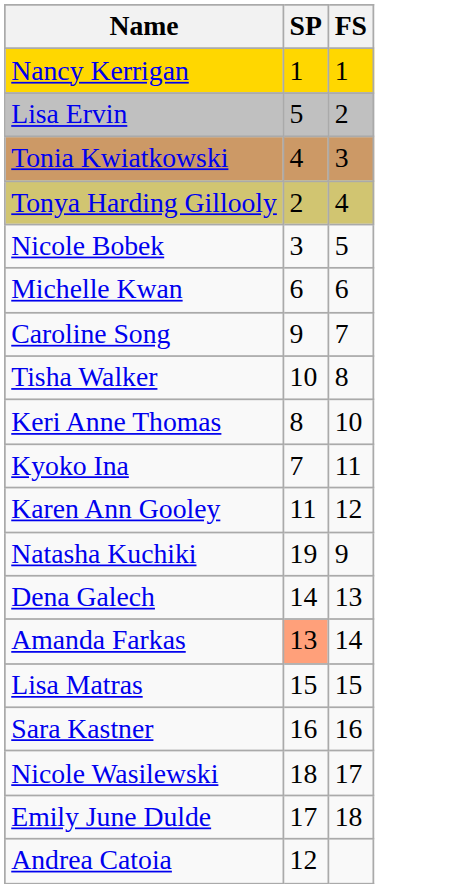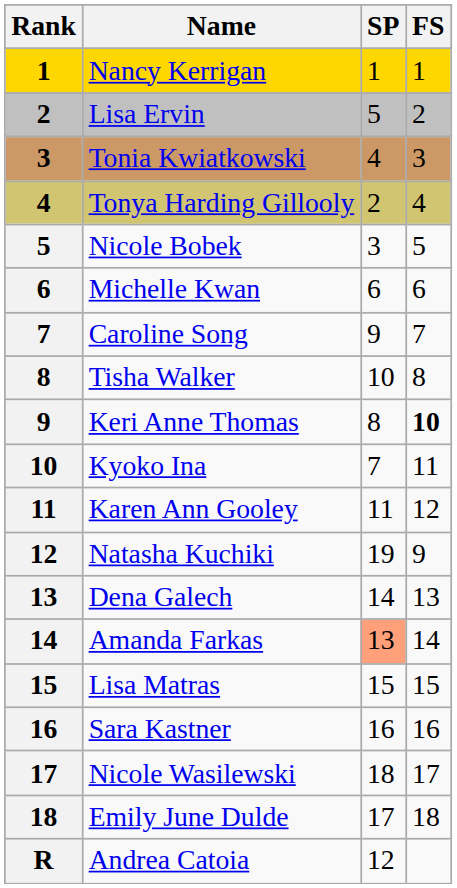+ column: (44, 26)
(349, 421) normal -> (426, 421) bold
